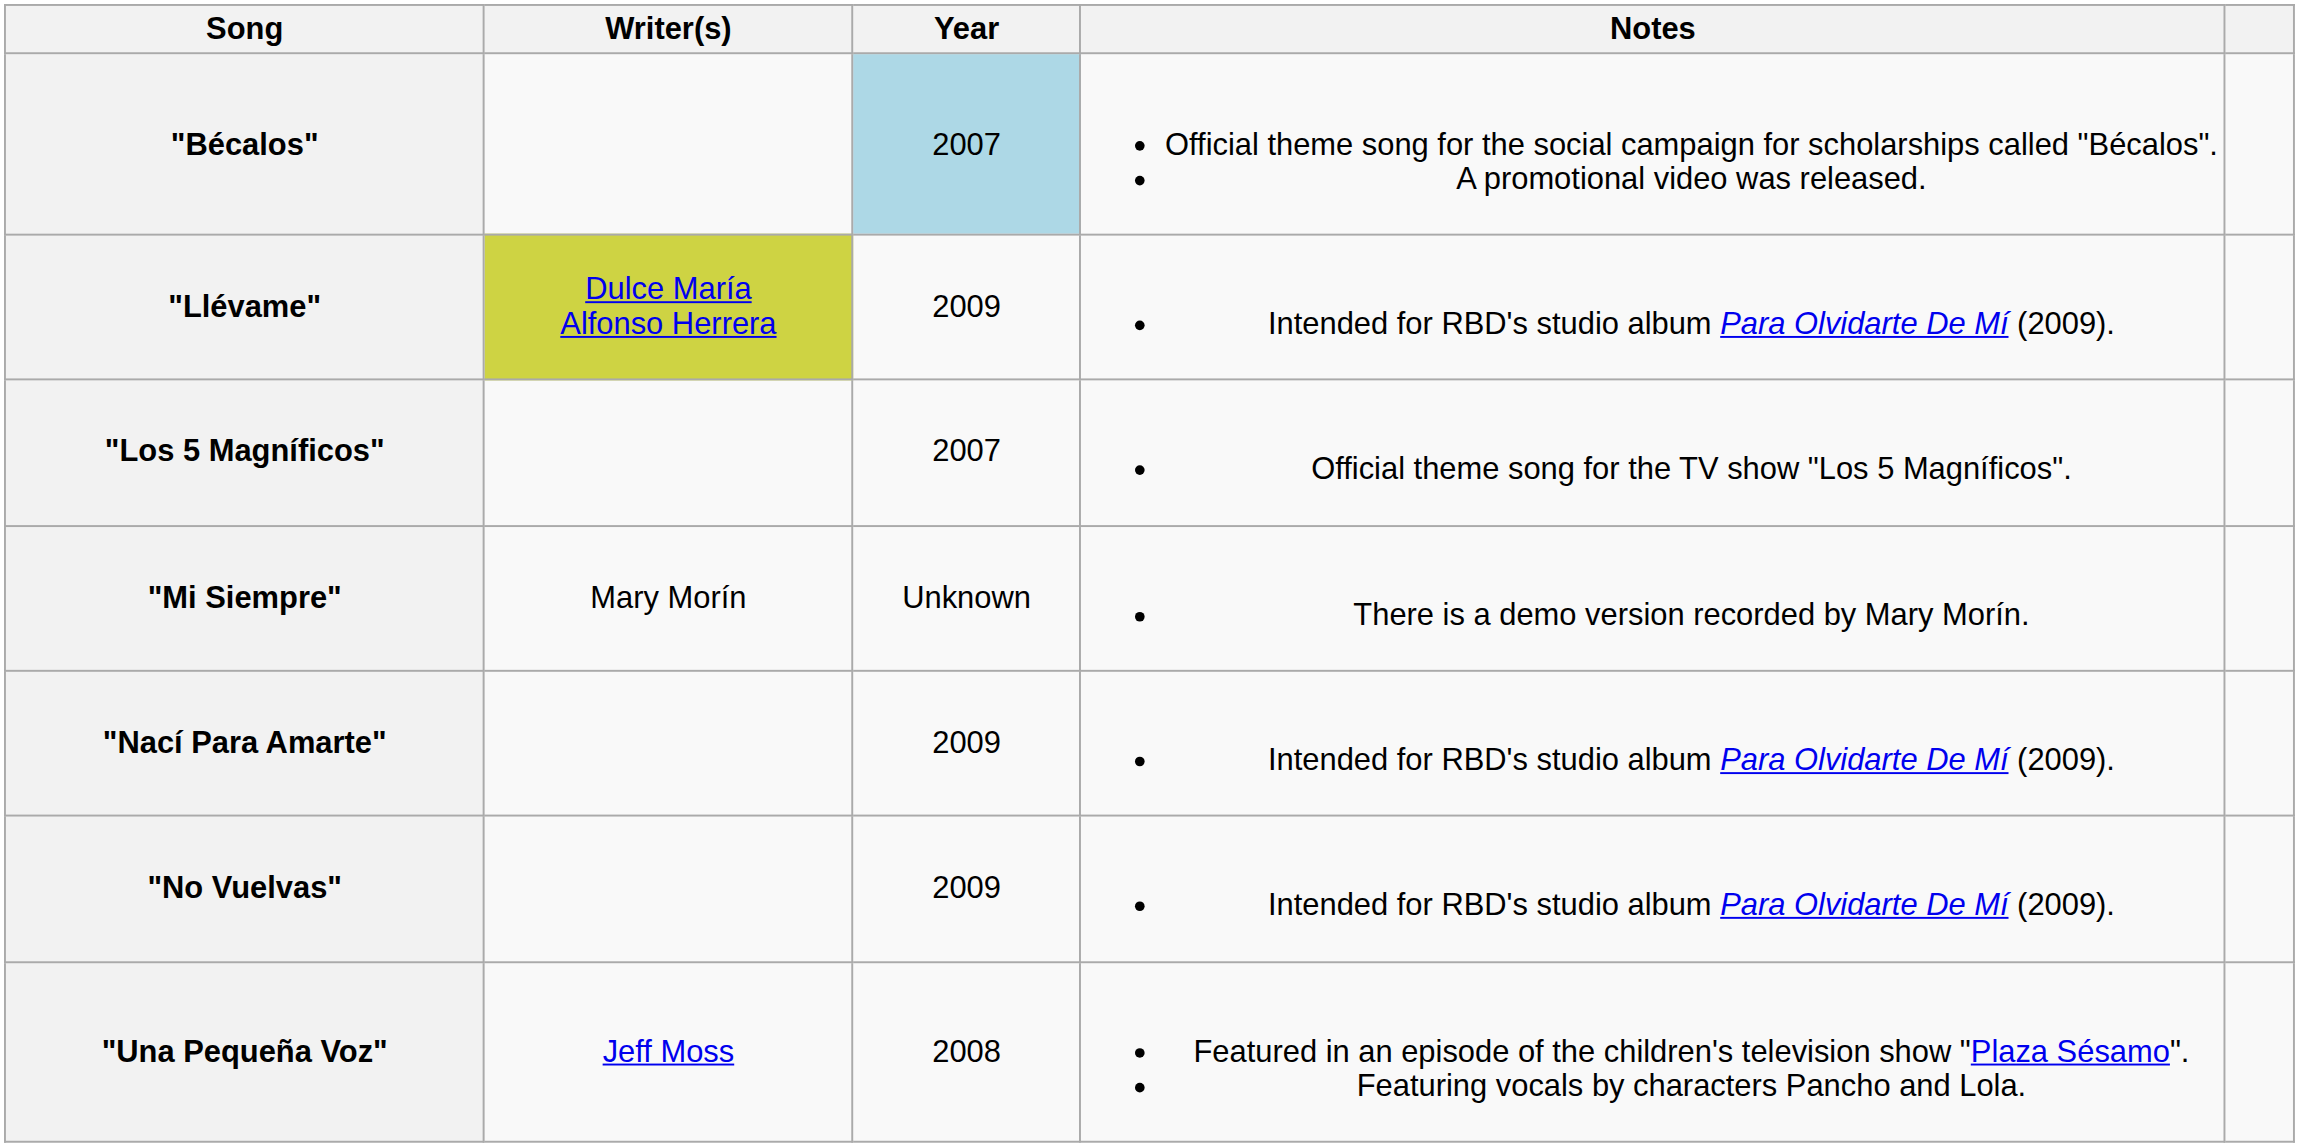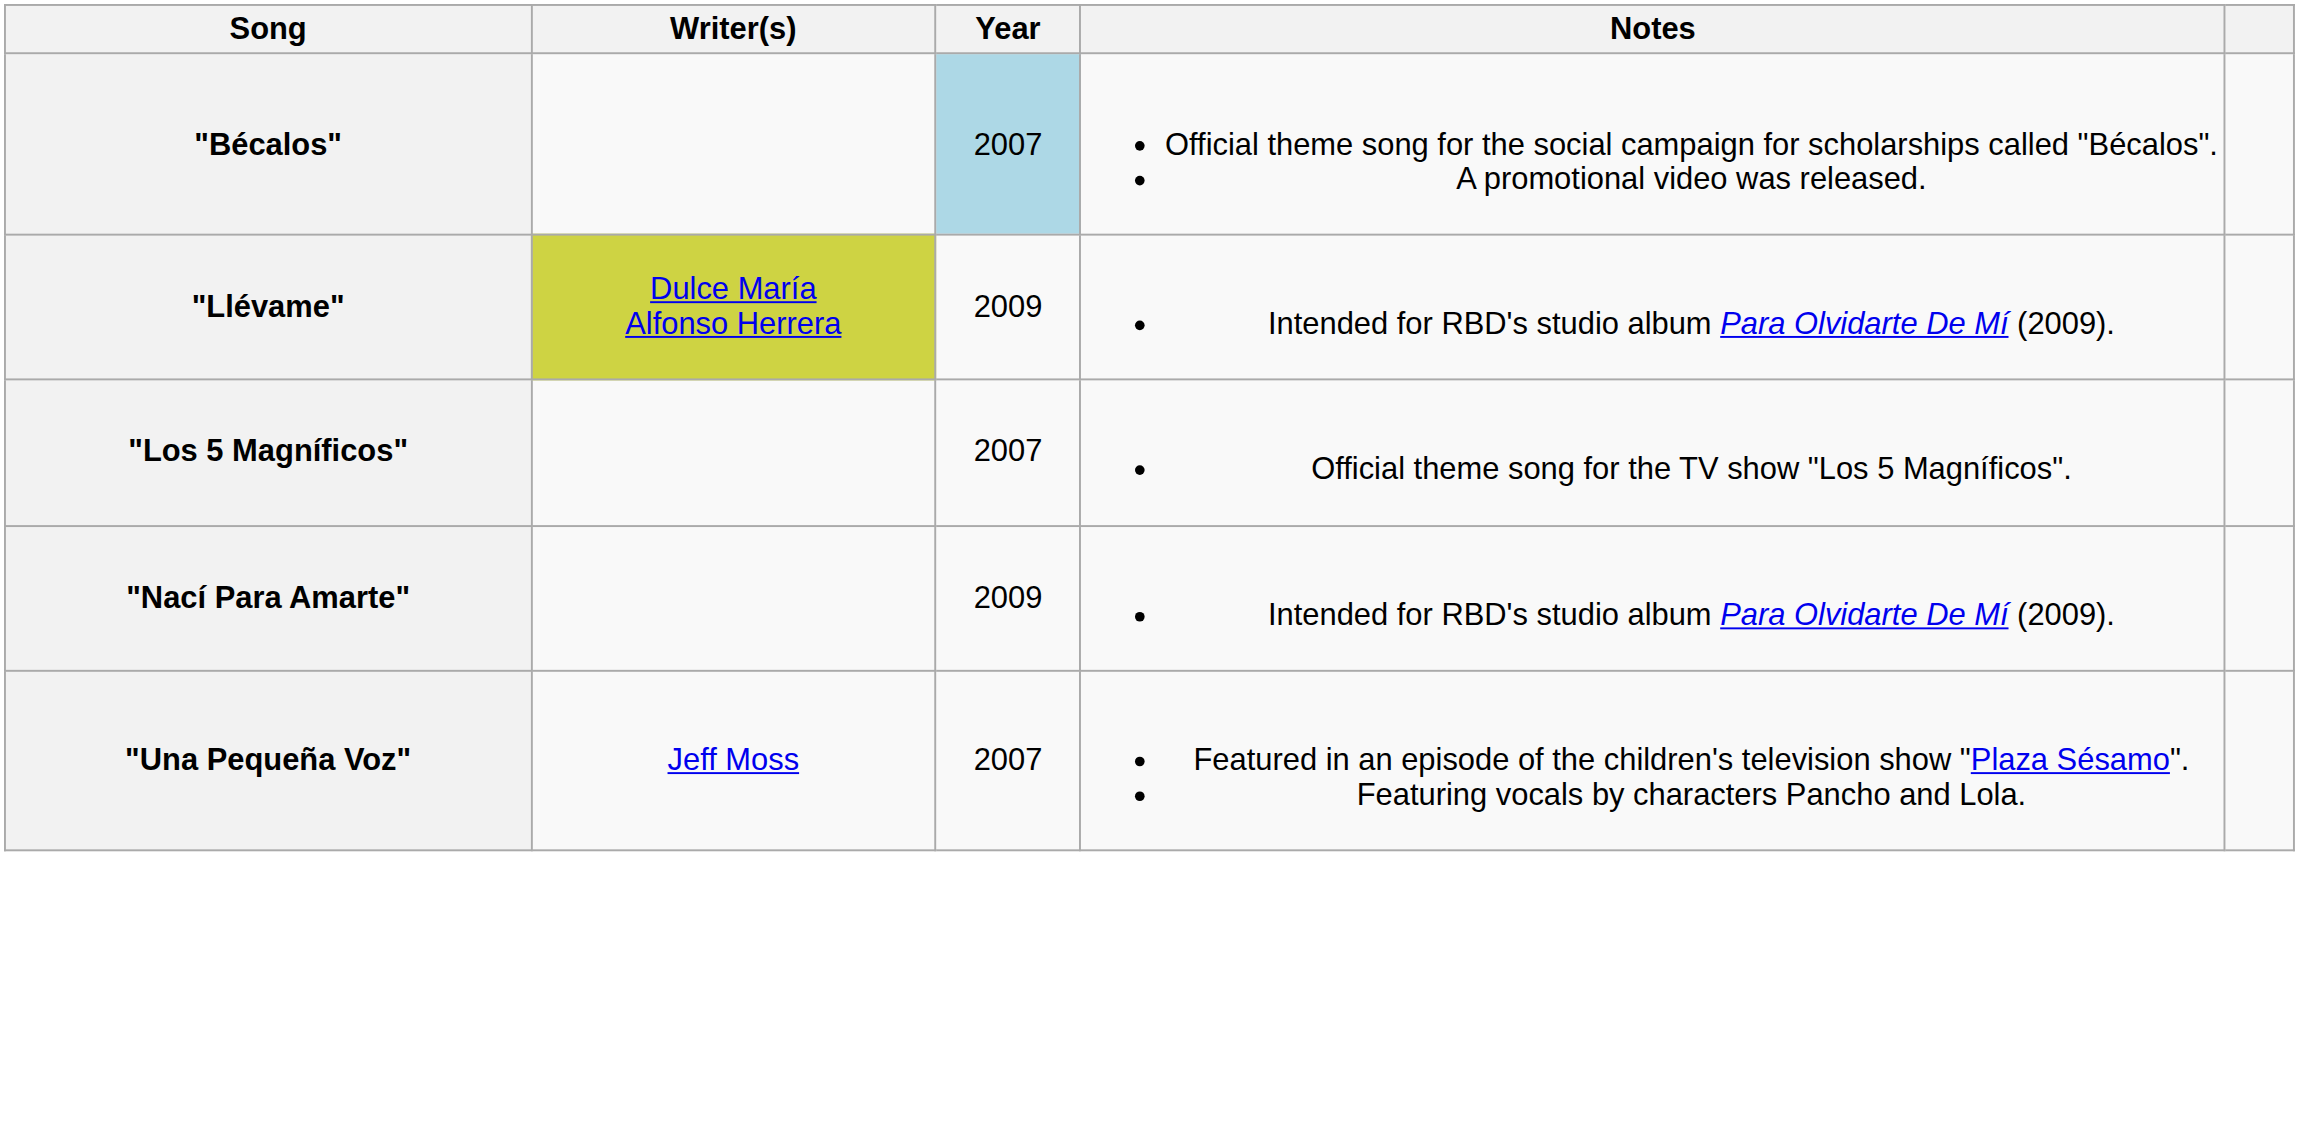- row: (245, 597)
- row: (245, 888)
(967, 1051) 2008 -> (1008, 760) 2007
